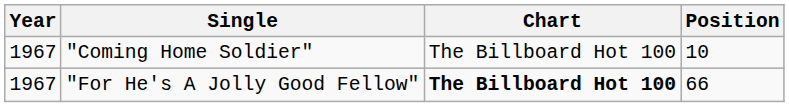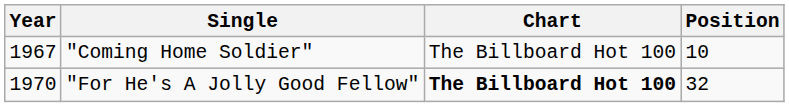(33, 85) 1967 -> (33, 85) 1970
(697, 85) 66 -> (697, 85) 32
